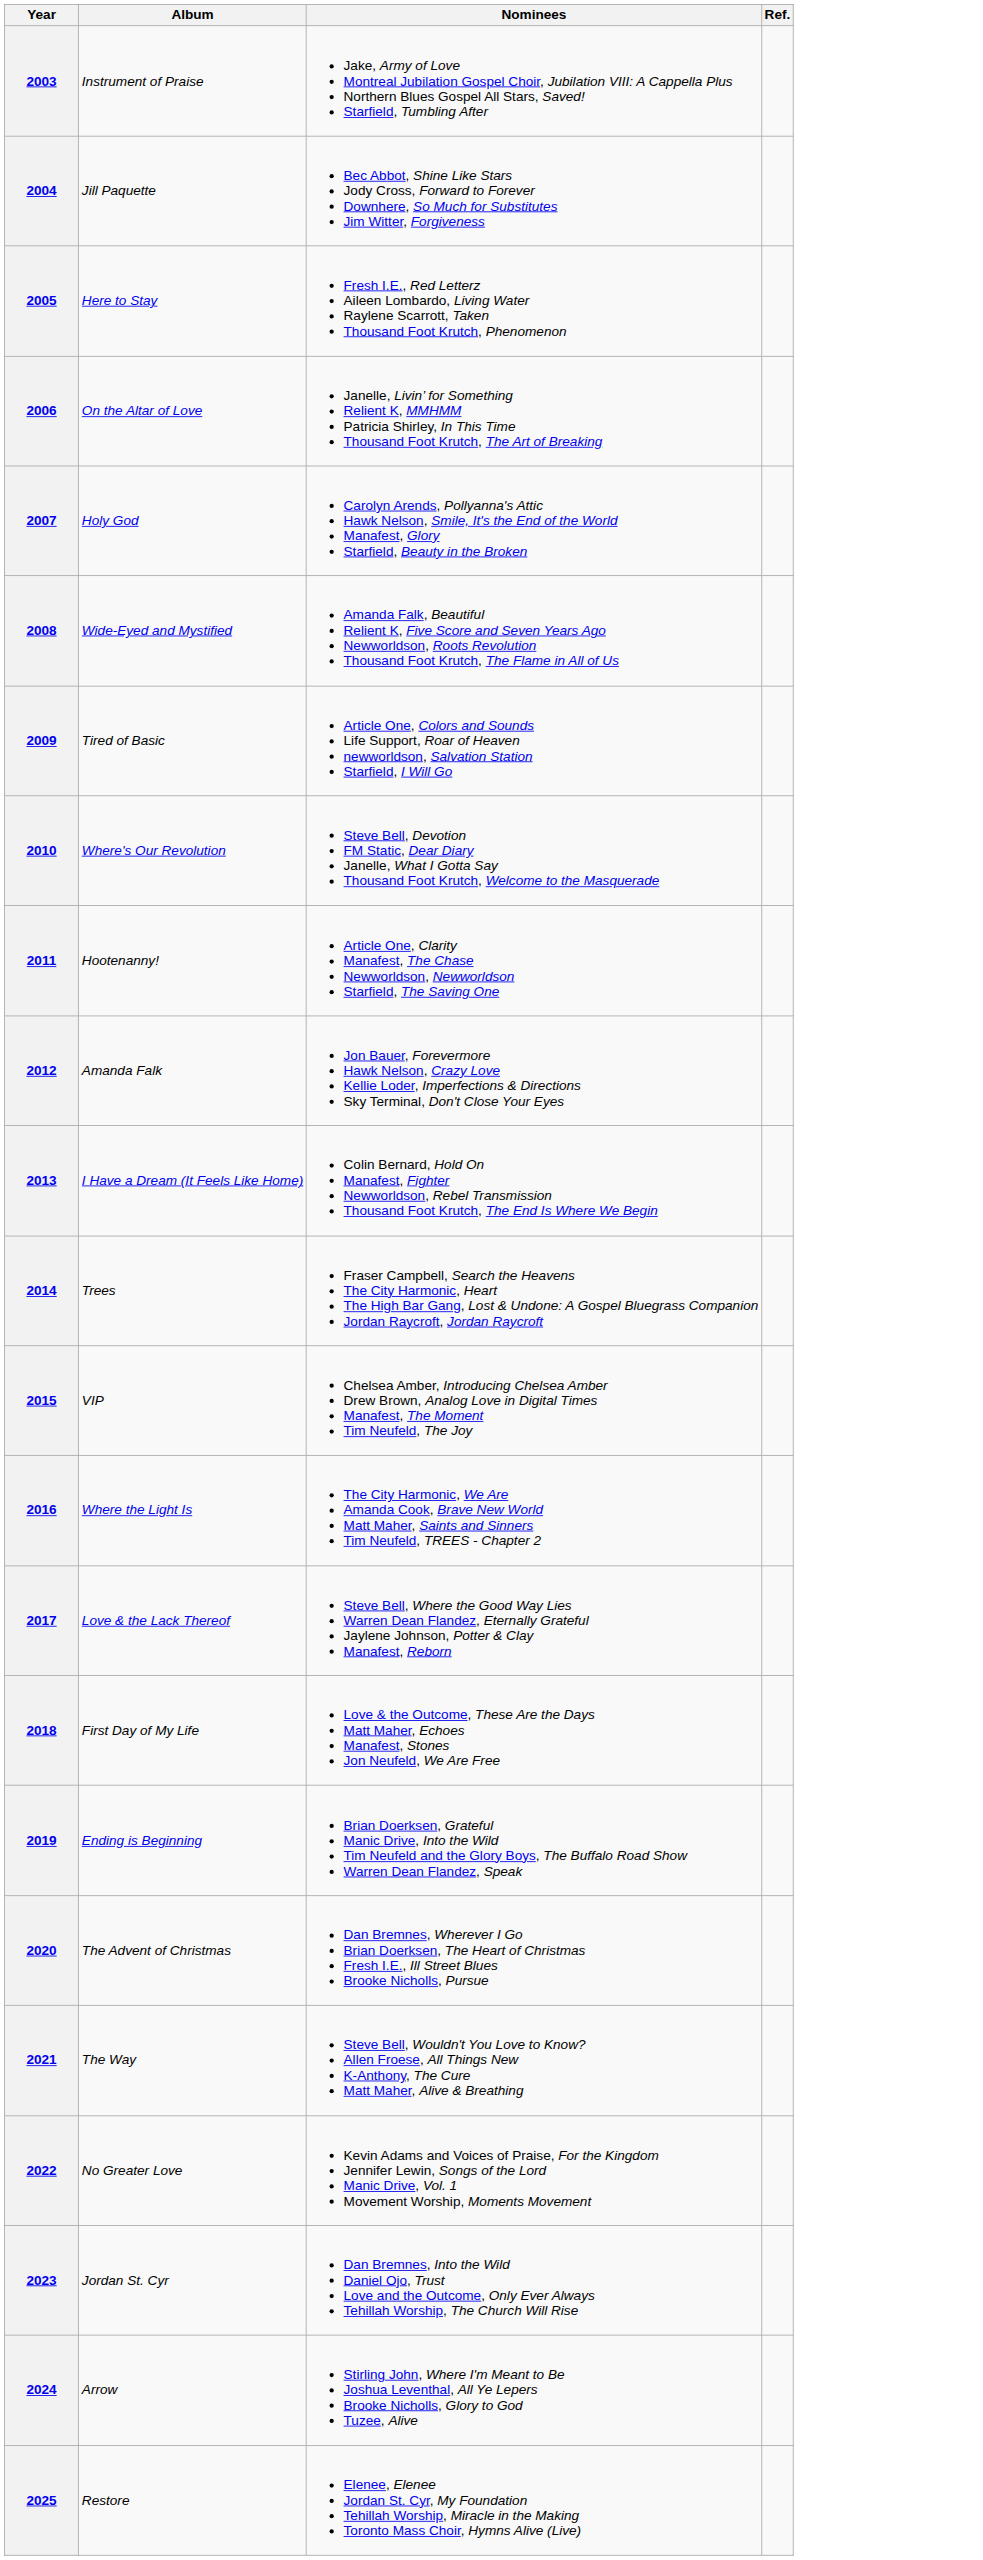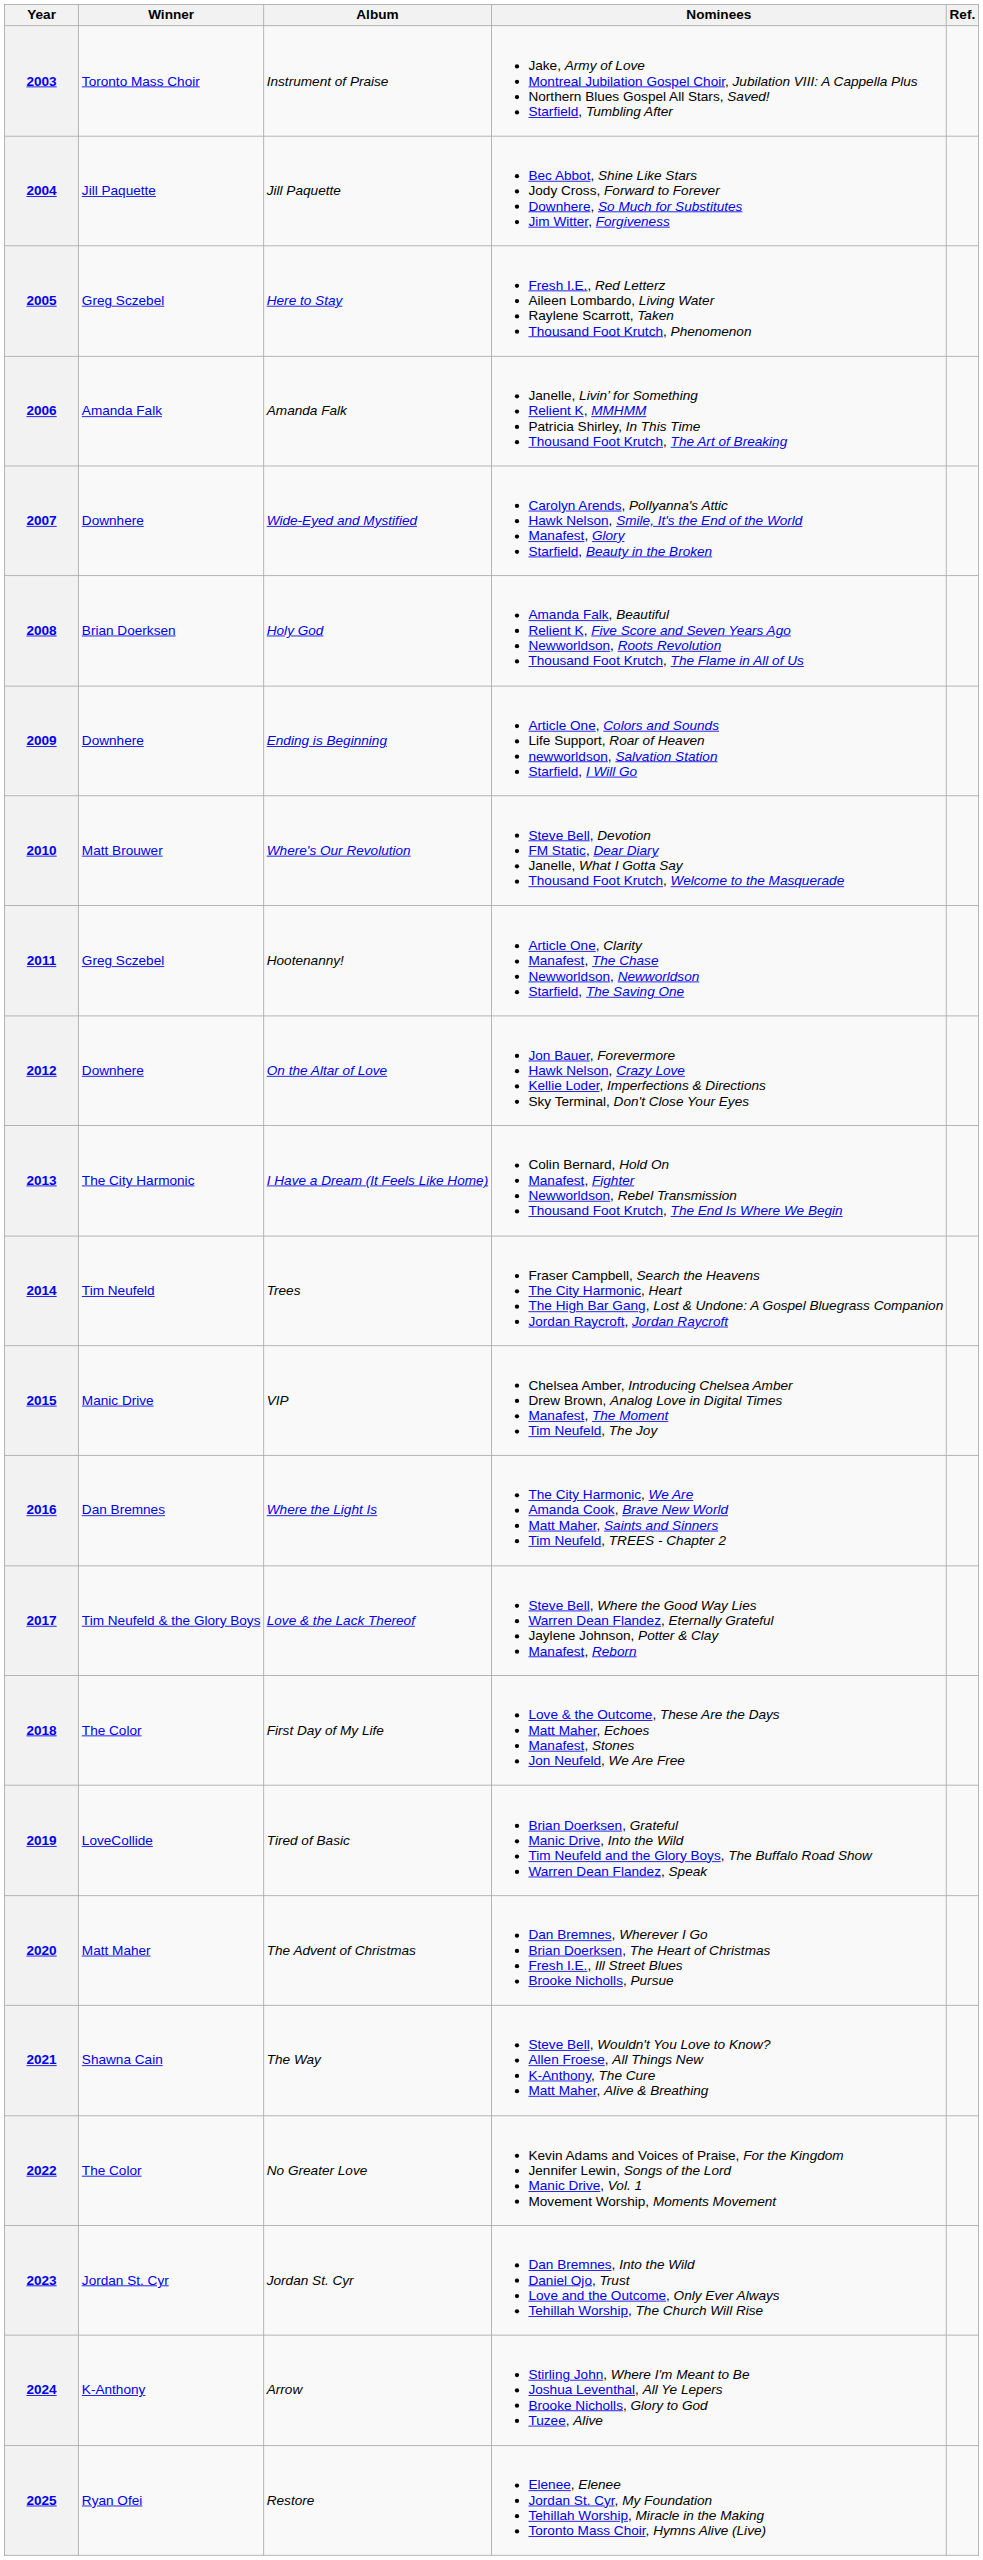+ column: (171, 15)
(142, 410) On the Altar of Love -> (307, 410) Amanda Falk
(110, 520) Holy God -> (342, 520) Wide-Eyed and Mystified
(157, 630) Wide-Eyed and Mystified -> (295, 630) Holy God
(123, 740) Tired of Basic -> (327, 740) Ending is Beginning
(122, 1070) Amanda Falk -> (327, 1070) On the Altar of Love
(142, 1840) Ending is Beginning -> (308, 1840) Tired of Basic
